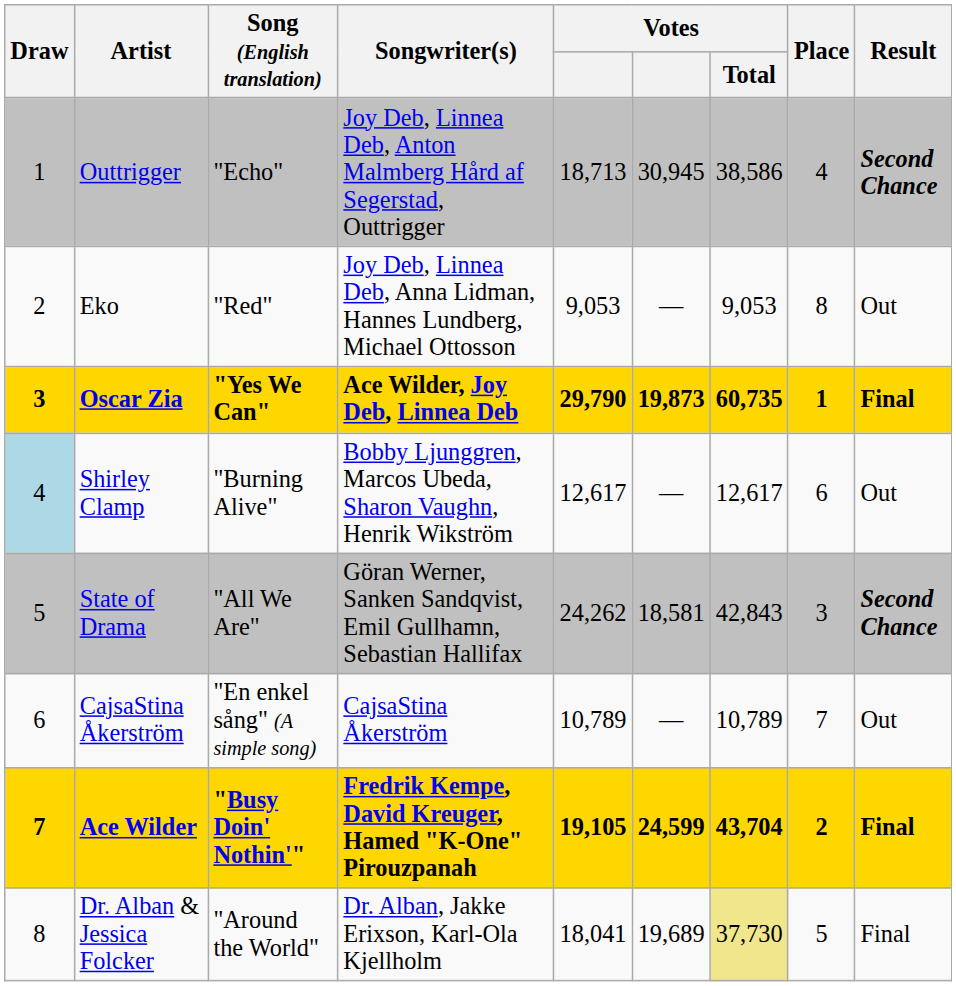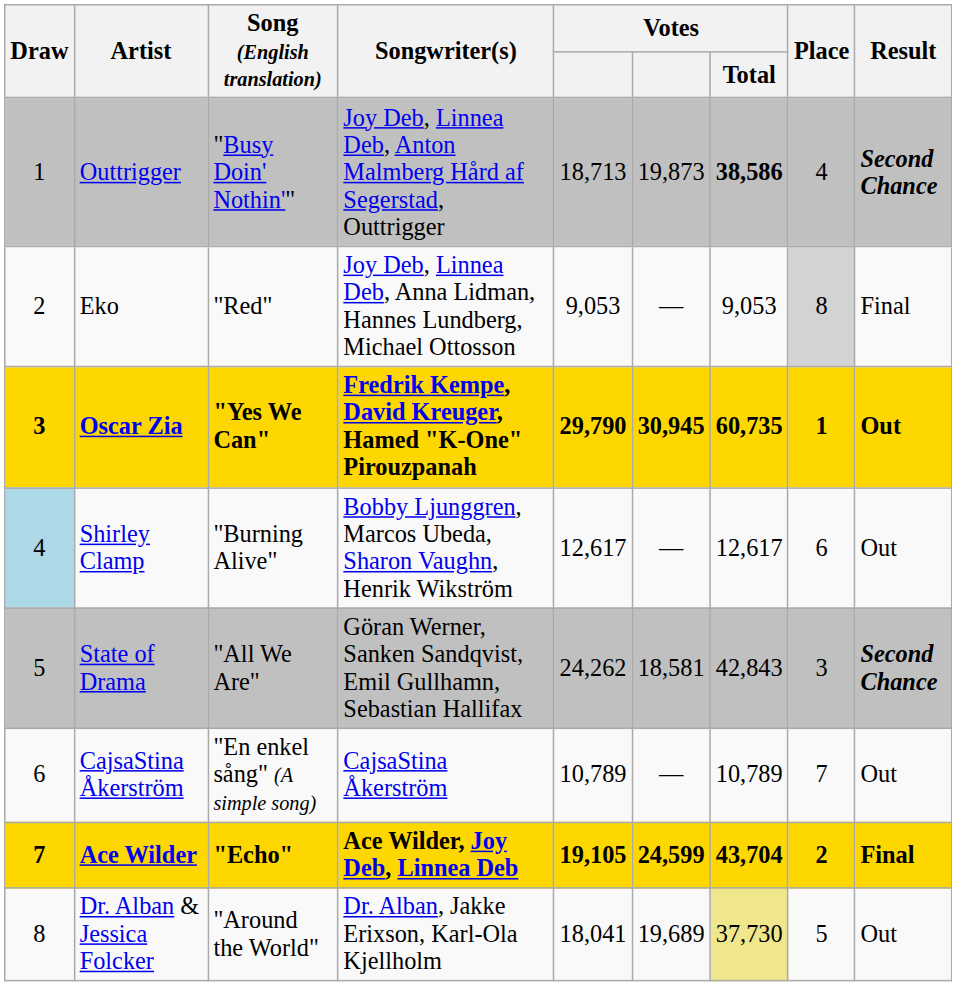(248, 171) "Echo" -> (254, 171) "Busy Doin' Nothin'"
(671, 171) 30,945 -> (671, 171) 19,873
(749, 171) normal -> (749, 171) bold
(822, 306) no background -> (822, 306) lightgrey background
(879, 306) Out -> (885, 306) Final
(431, 399) Ace Wilder, Joy Deb, Linnea Deb -> (433, 426) Fredrik Kempe, David Kreuger, Hamed "K-One" Pirouzpanah
(671, 399) 19,873 -> (671, 426) 30,945
(887, 399) Final -> (881, 426) Out
(259, 827) "Busy Doin' Nothin'" -> (253, 854) "Echo"
(433, 827) Fredrik Kempe, David Kreuger, Hamed "K-One" Pirouzpanah -> (431, 854) Ace Wilder, Joy Deb, Linnea Deb
(885, 934) Final -> (879, 934) Out
